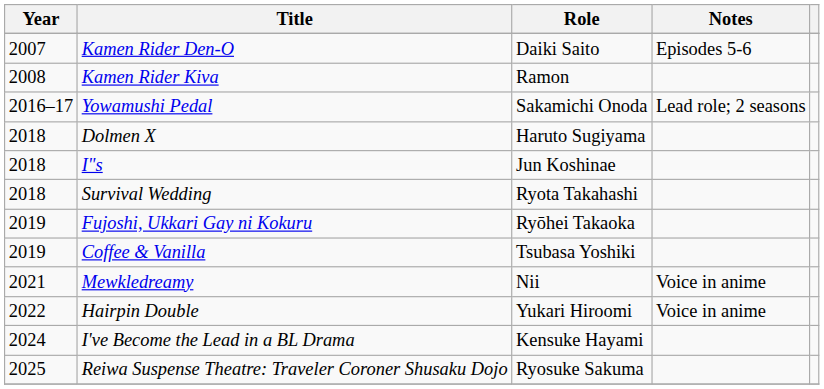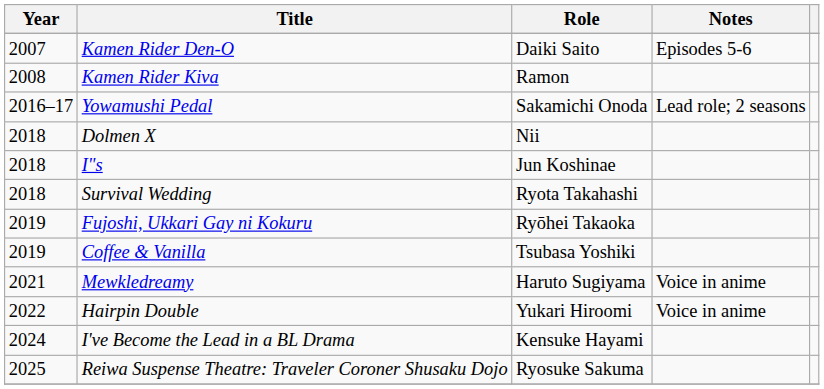(581, 135) Haruto Sugiyama -> (528, 135) Nii
(528, 281) Nii -> (581, 281) Haruto Sugiyama
